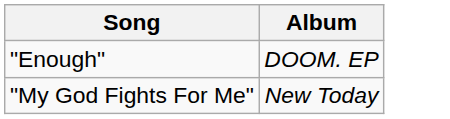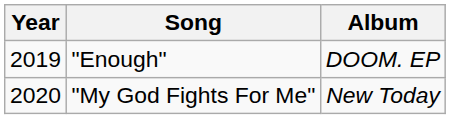+ column: (35, 22)
